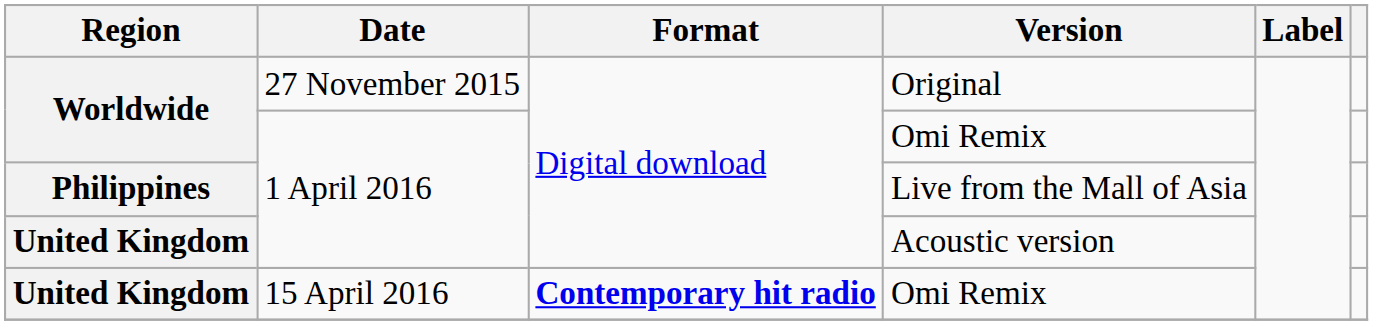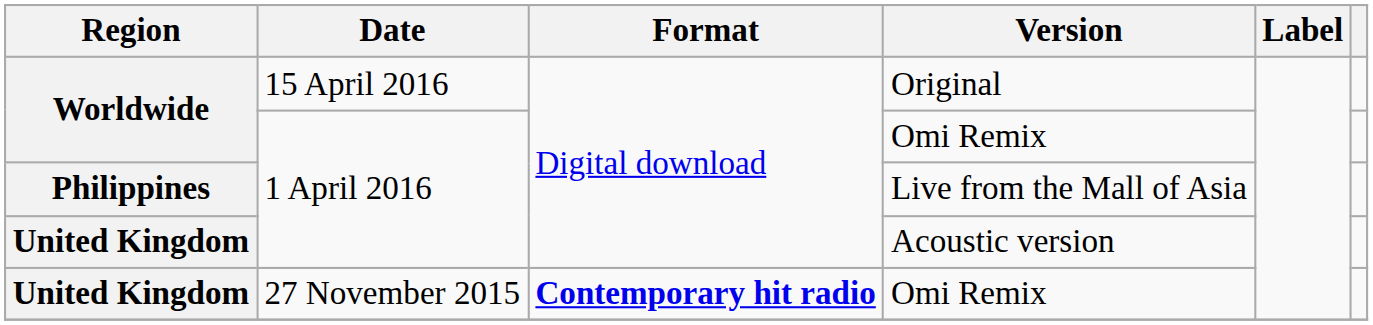(392, 83) 27 November 2015 -> (356, 83) 15 April 2016
(356, 293) 15 April 2016 -> (392, 293) 27 November 2015
